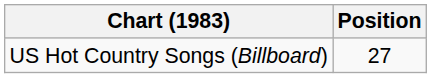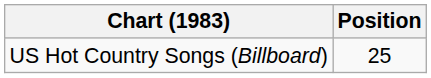(380, 55) 27 -> (380, 55) 25
